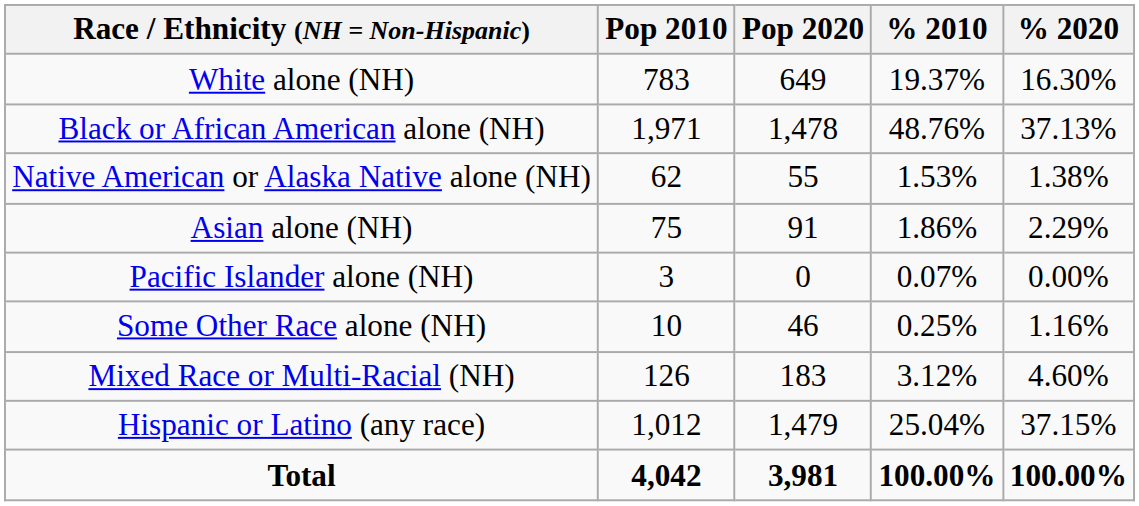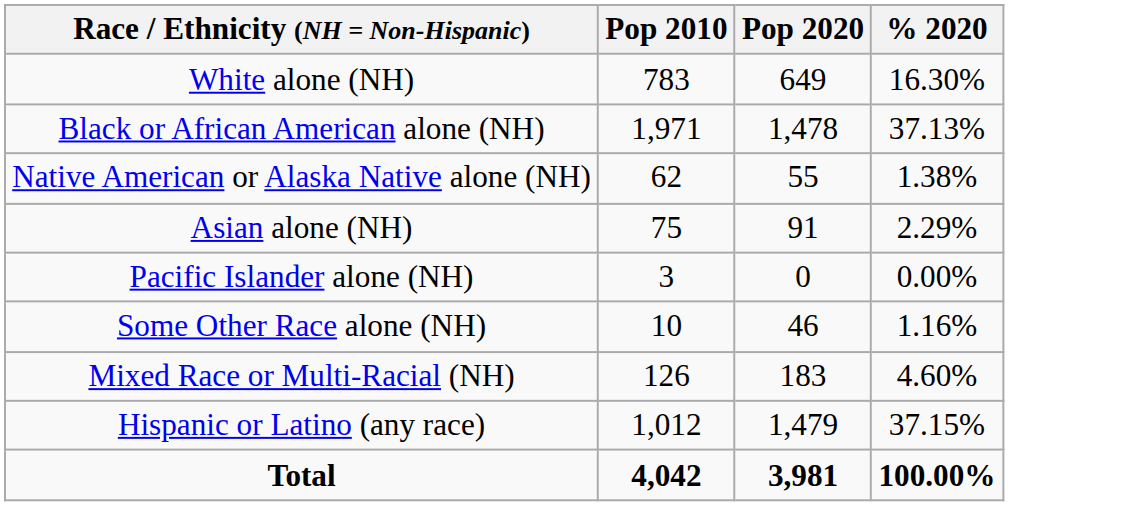- column: (937, 29)
